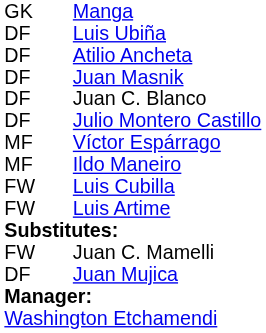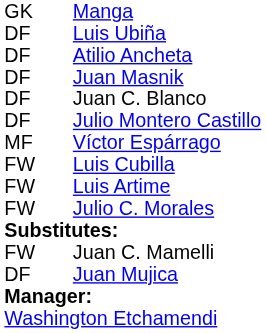- row: (127, 164)
+ row: (144, 208)
